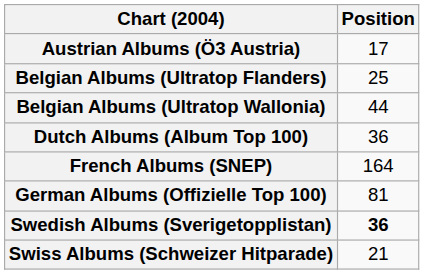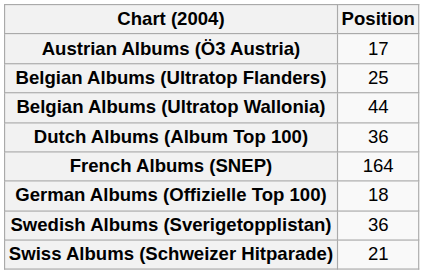(378, 195) 81 -> (378, 195) 18
(378, 225) bold -> (378, 225) normal
